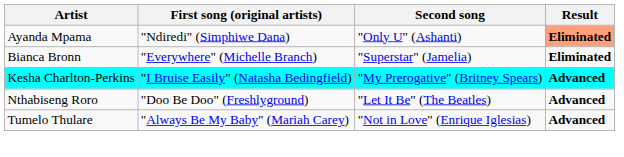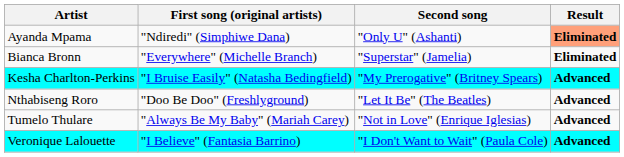+ row: (61, 141)
